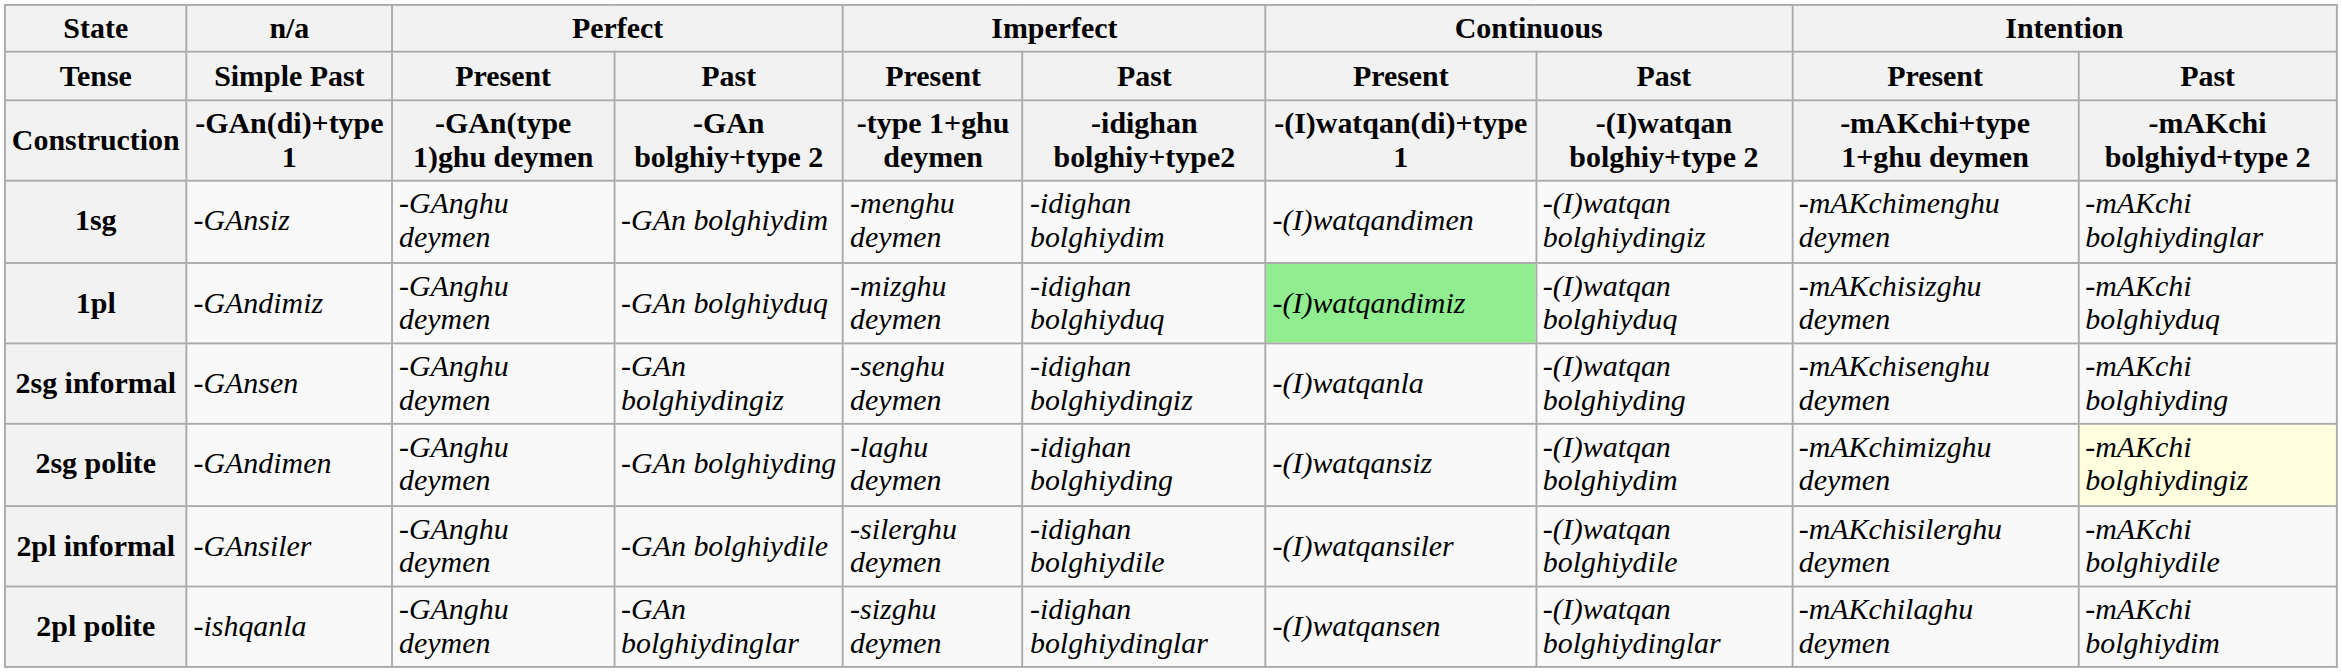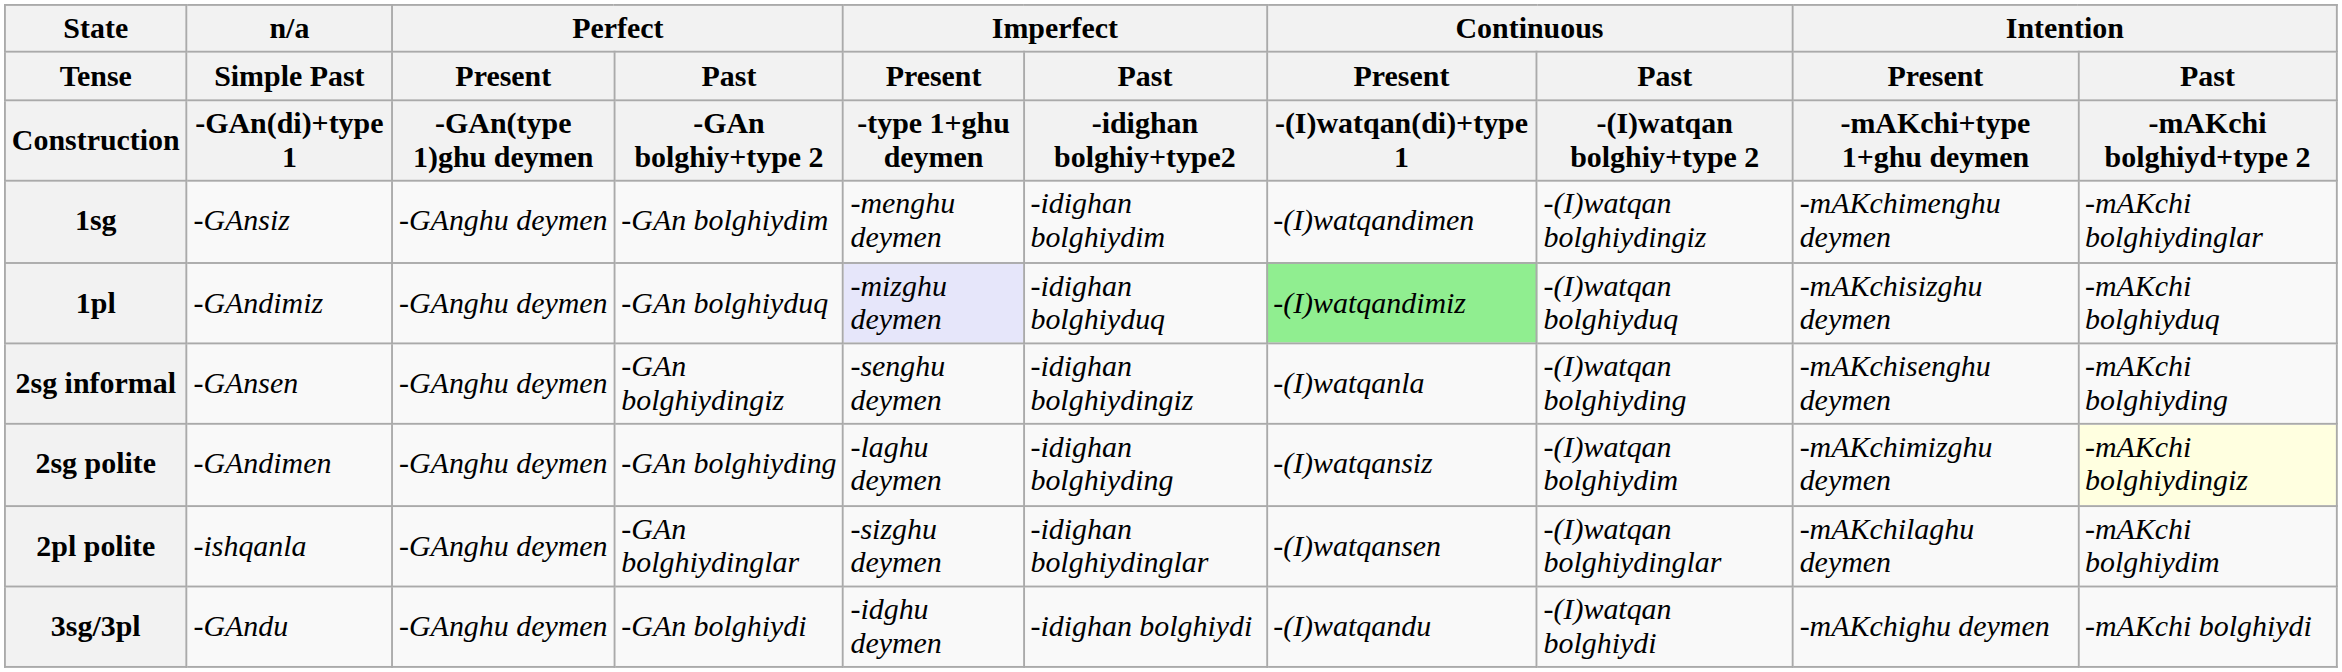(898, 302) no background -> (899, 302) lavender background
- row: (96, 545)
+ row: (96, 626)
